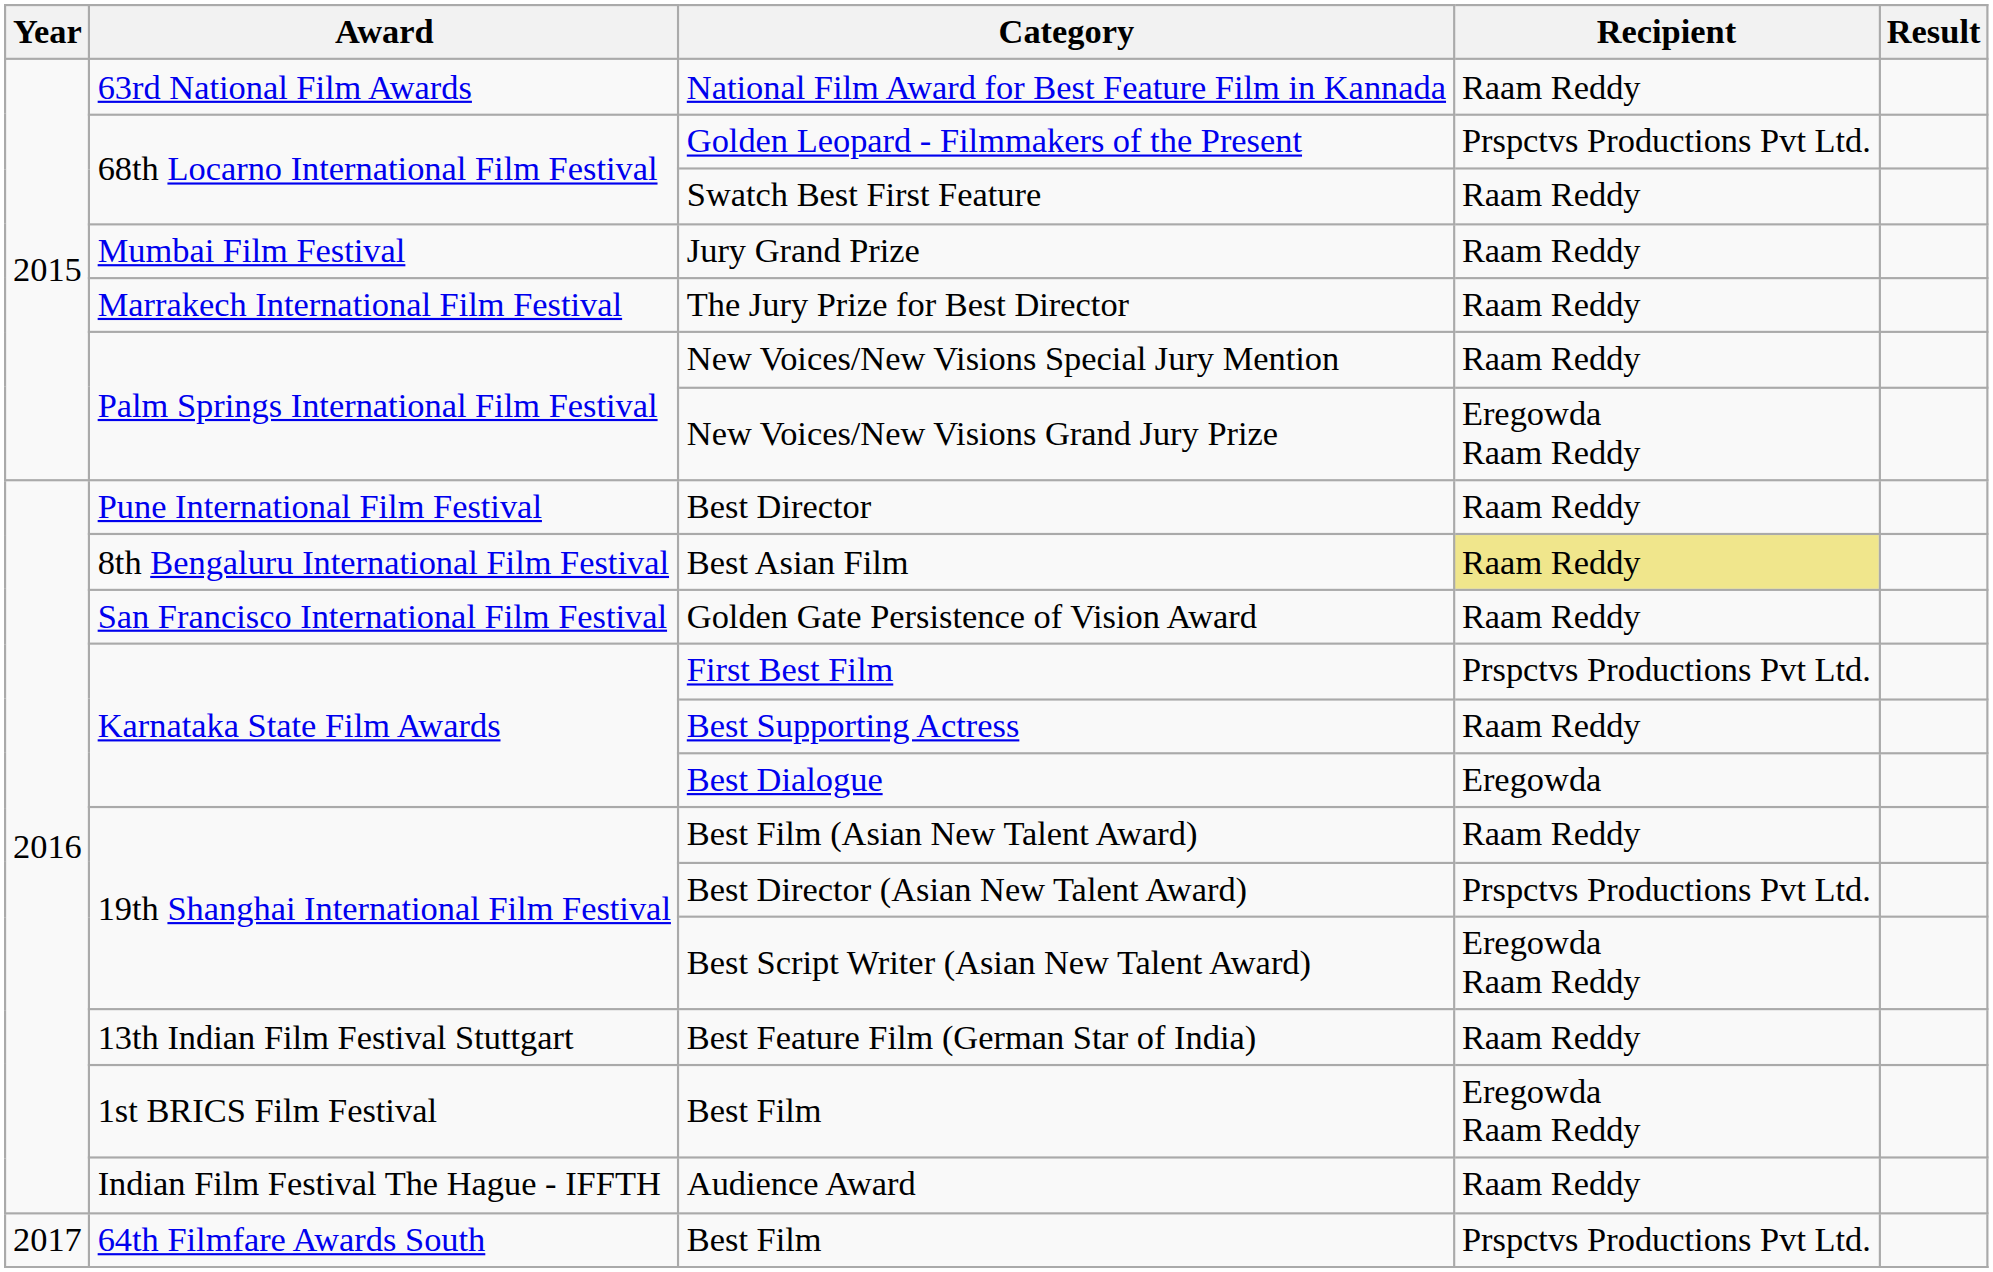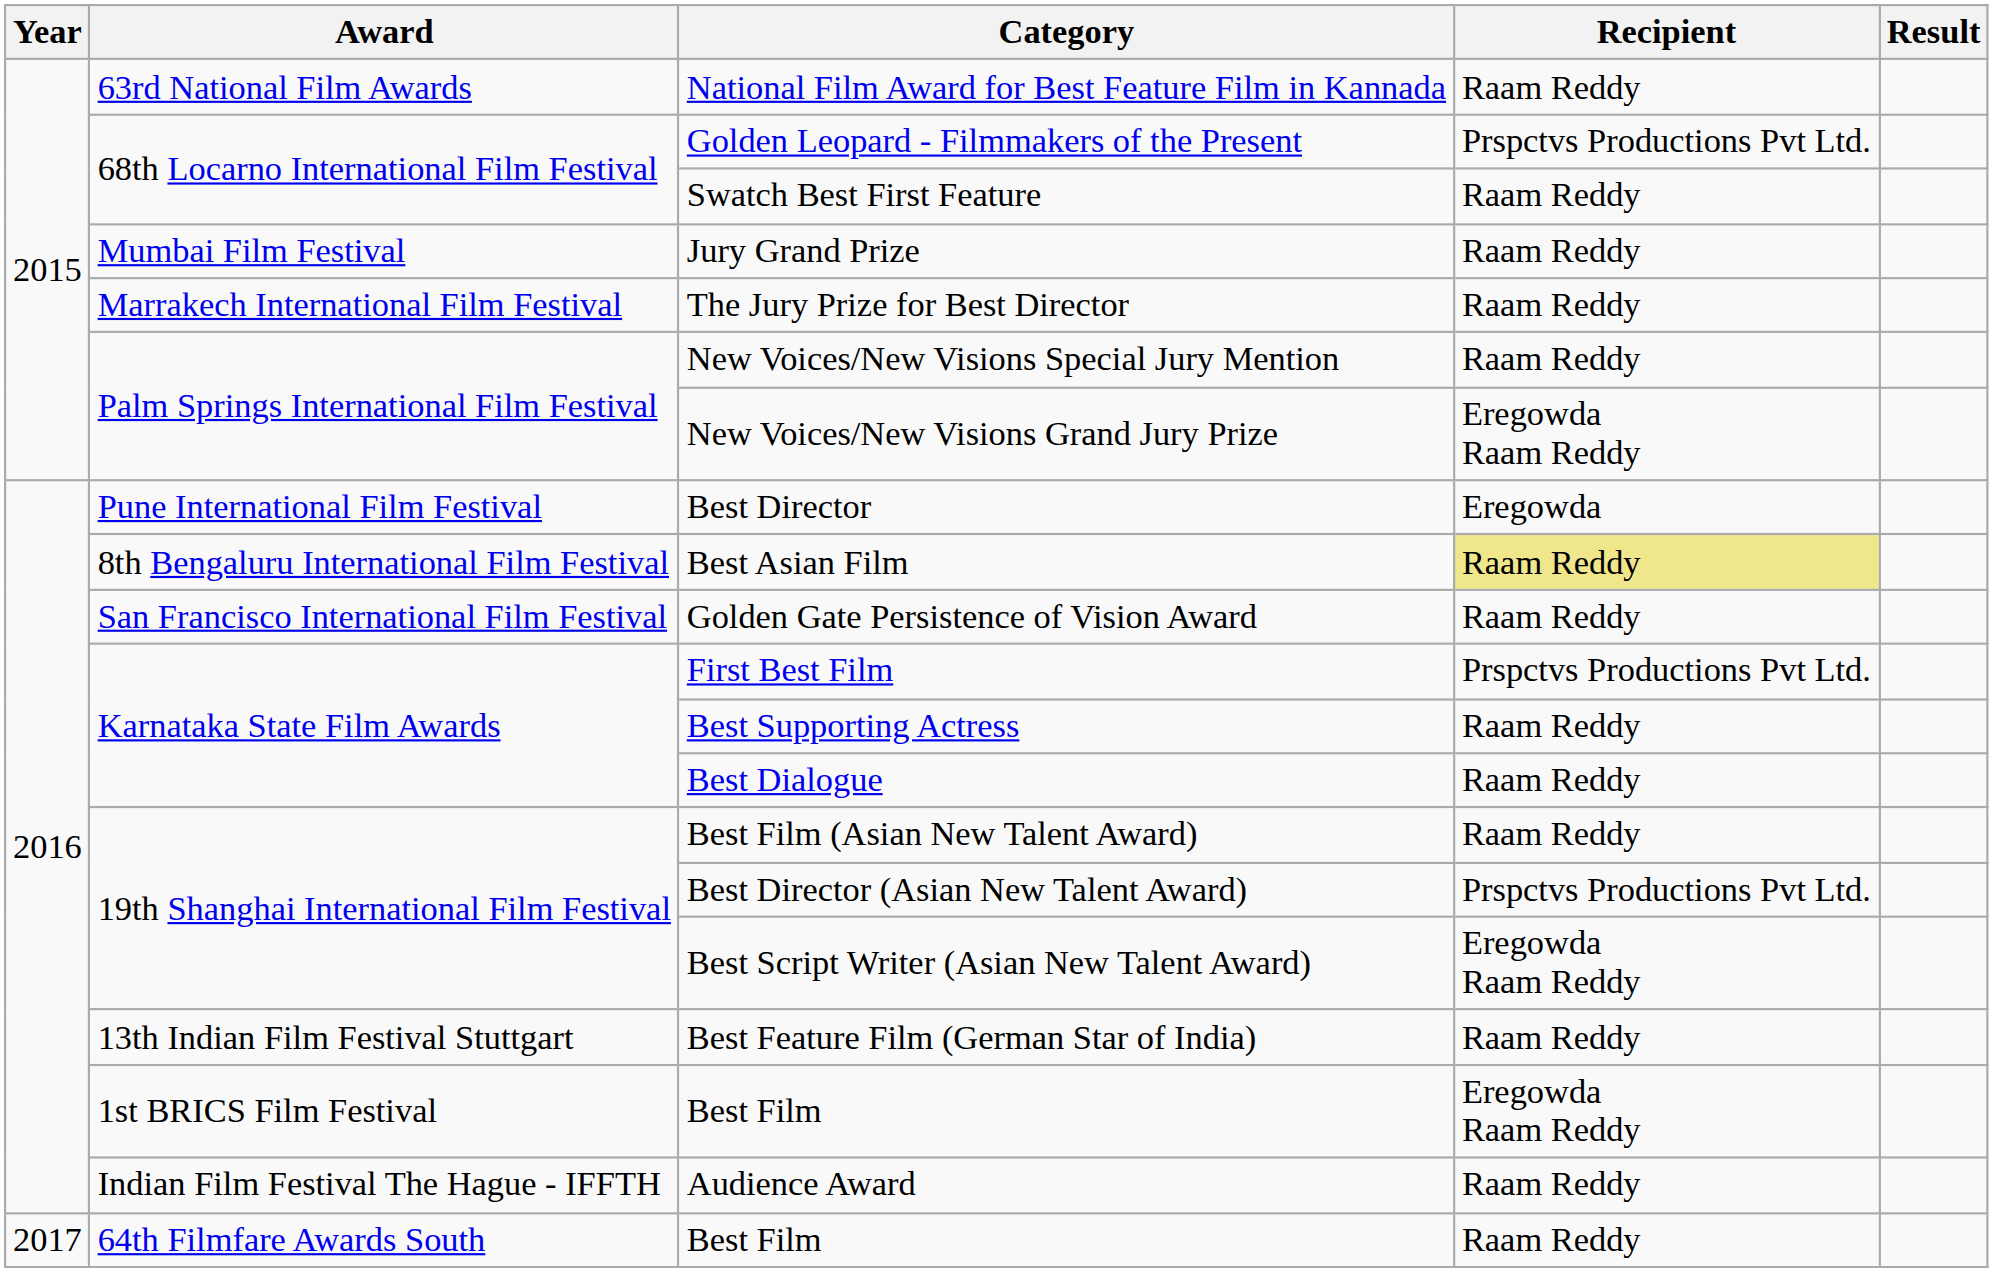(1551, 506) Raam Reddy -> (1532, 506) Eregowda
(1532, 779) Eregowda -> (1551, 779) Raam Reddy
(1666, 1239) Prspctvs Productions Pvt Ltd. -> (1551, 1239) Raam Reddy
